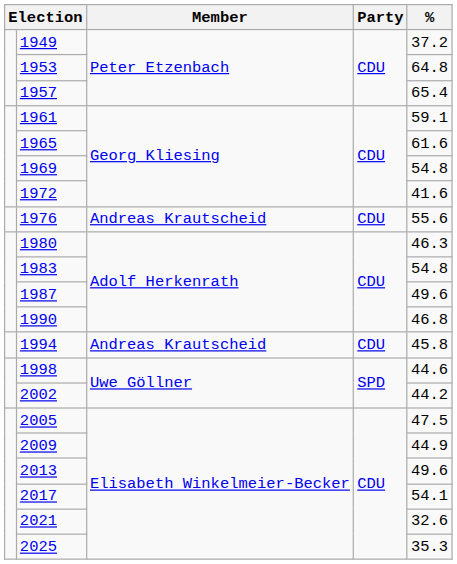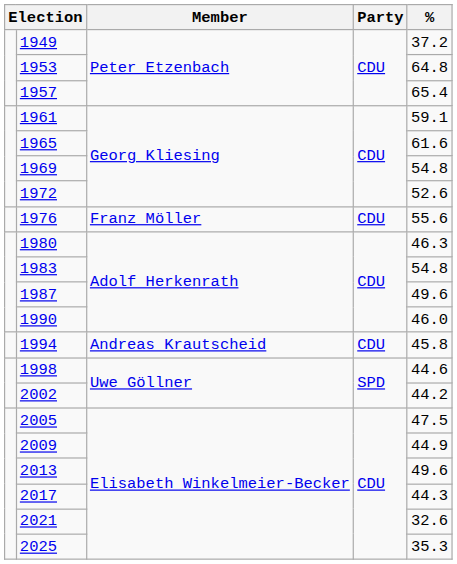(430, 194) 41.6 -> (430, 194) 52.6
(178, 219) Andreas Krautscheid -> (146, 219) Franz Möller
(430, 320) 46.8 -> (430, 320) 46.0
(430, 496) 54.1 -> (430, 496) 44.3
